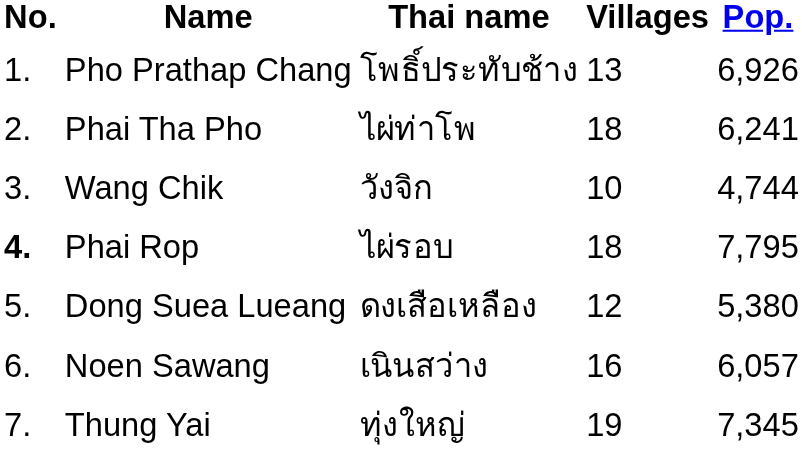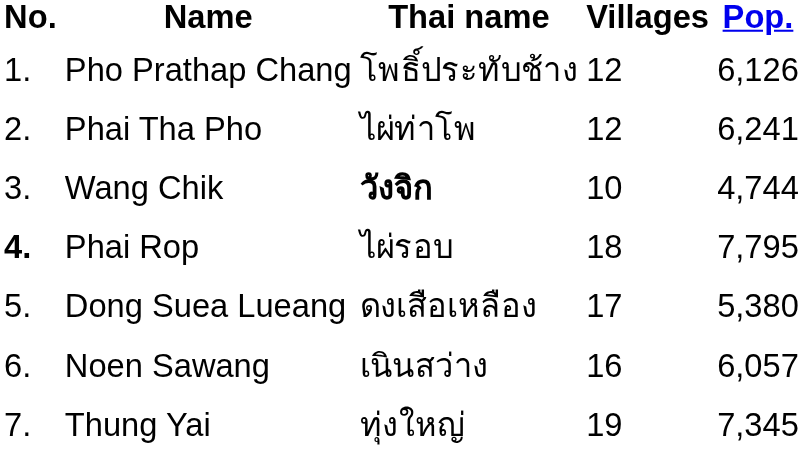(604, 68) 13 -> (604, 68) 12
(758, 68) 6,926 -> (758, 68) 6,126
(604, 128) 18 -> (604, 128) 12
(396, 188) normal -> (396, 188) bold
(604, 305) 12 -> (604, 305) 17
